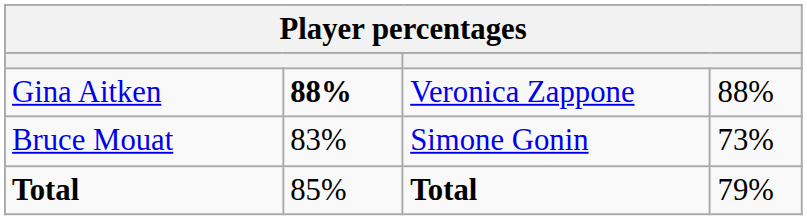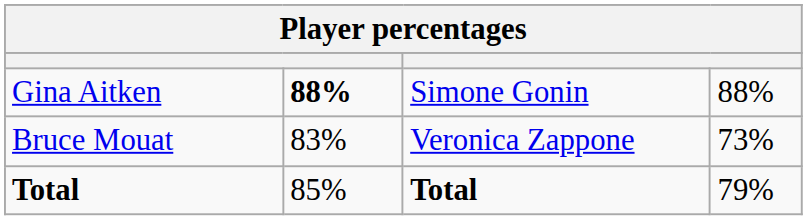(522, 91) Veronica Zappone -> (499, 91) Simone Gonin
(499, 140) Simone Gonin -> (522, 140) Veronica Zappone
